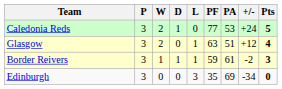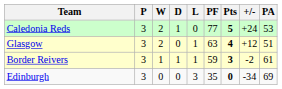columns swapped: (230, 12) <-> (268, 12)
